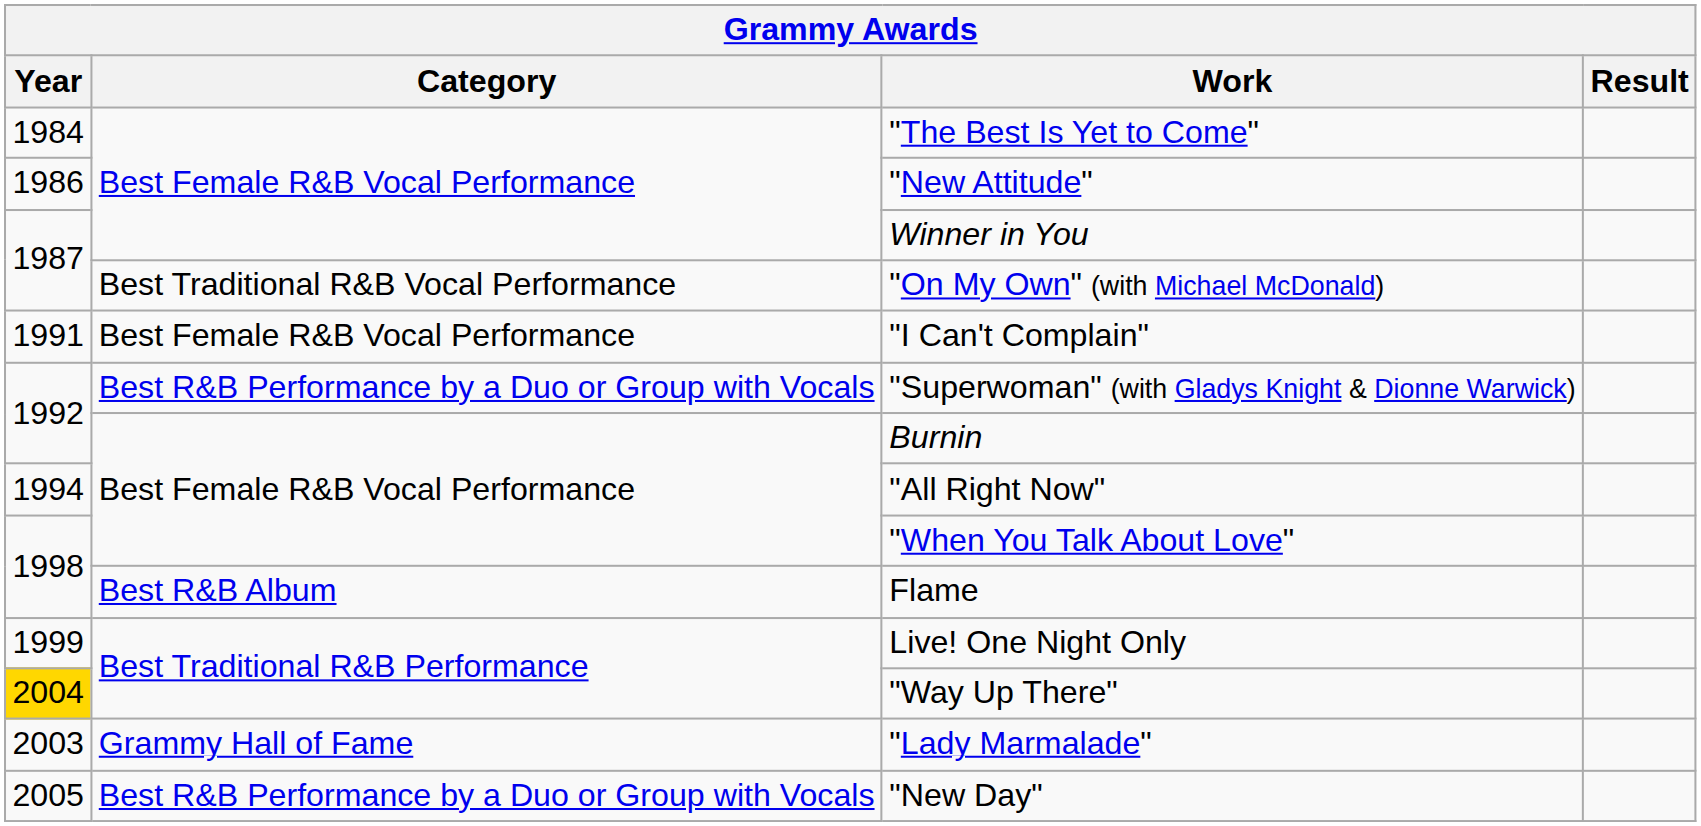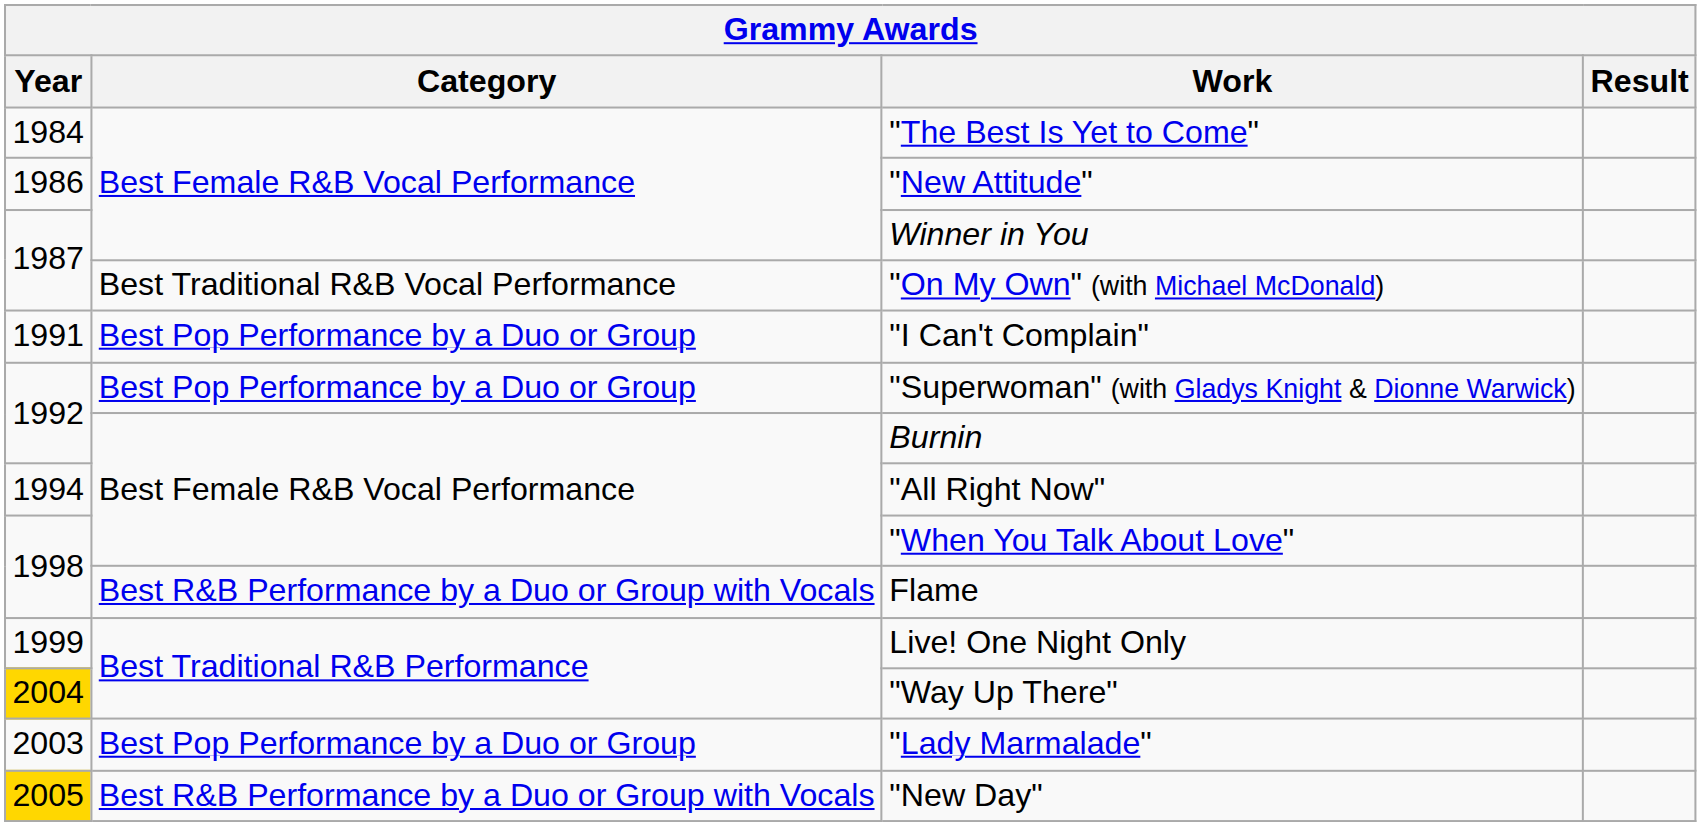(367, 336) Best Female R&B Vocal Performance -> (397, 336) Best Pop Performance by a Duo or Group
(487, 387) Best R&B Performance by a Duo or Group with Vocals -> (397, 387) Best Pop Performance by a Duo or Group
(218, 591) Best R&B Album -> (487, 591) Best R&B Performance by a Duo or Group with Vocals
(256, 744) Grammy Hall of Fame -> (397, 744) Best Pop Performance by a Duo or Group
(48, 795) no background -> (48, 795) gold background
